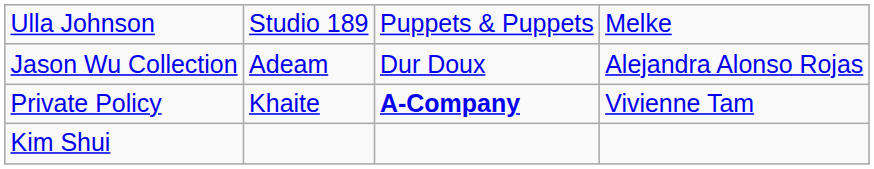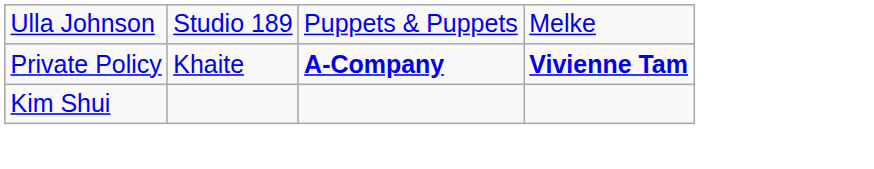- row: (124, 63)
(680, 103) normal -> (609, 63) bold
